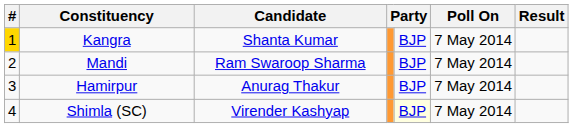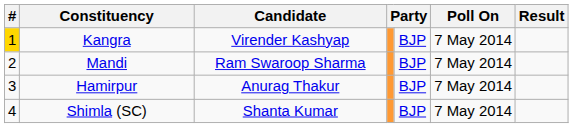(290, 39) Shanta Kumar -> (290, 39) Virender Kashyap
(290, 110) Virender Kashyap -> (290, 110) Shanta Kumar
(412, 110) lightyellow background -> (412, 110) no background
